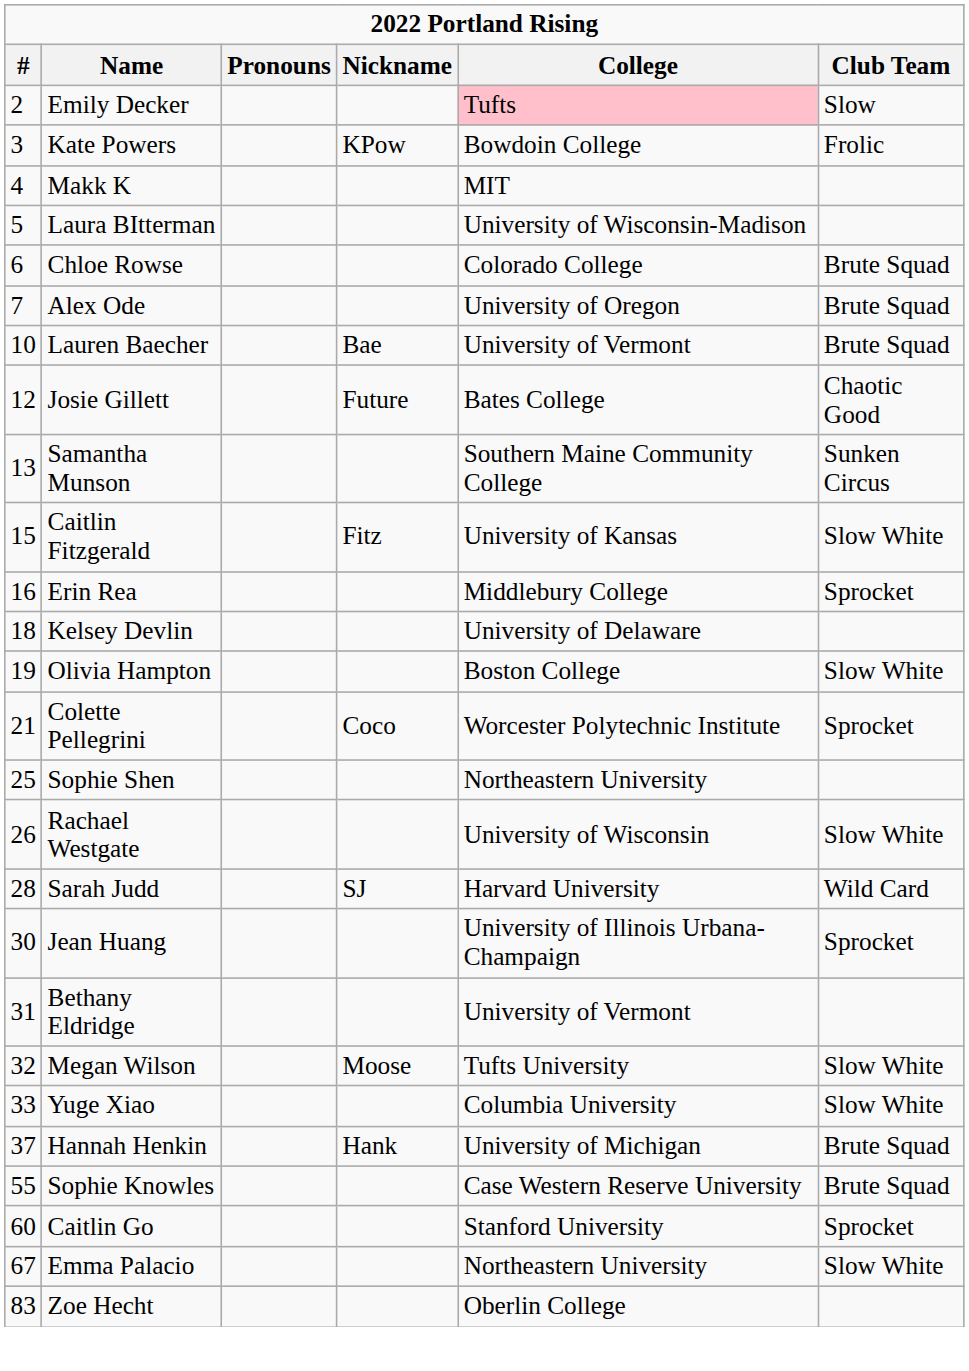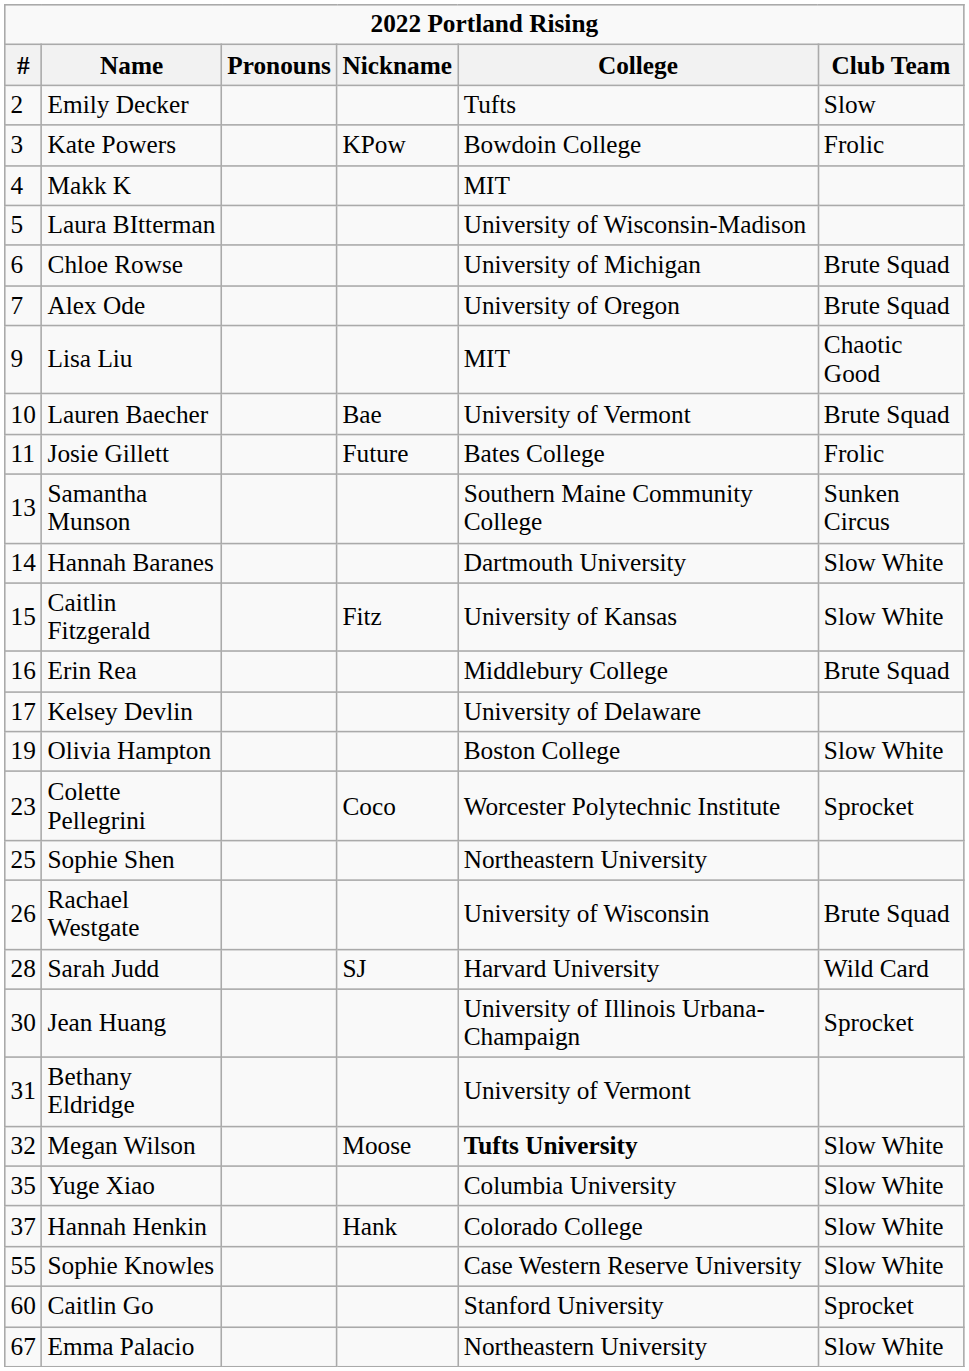(490, 104) pink background -> (490, 104) no background
(553, 265) Colorado College -> (582, 265) University of Michigan
+ row: (90, 359)
(23, 399) 12 -> (23, 453) 11
(863, 399) Chaotic Good -> (854, 453) Frolic
+ row: (131, 562)
(869, 590) Sprocket -> (887, 671) Brute Squad
(23, 631) 18 -> (23, 711) 17
(23, 725) 21 -> (23, 805) 23
(884, 834) Slow White -> (887, 914) Brute Squad
(546, 1065) normal -> (551, 1145) bold
(23, 1105) 33 -> (23, 1185) 35
(582, 1145) University of Michigan -> (553, 1225) Colorado College
(887, 1145) Brute Squad -> (884, 1225) Slow White
(887, 1185) Brute Squad -> (884, 1266) Slow White
- row: (101, 1306)
